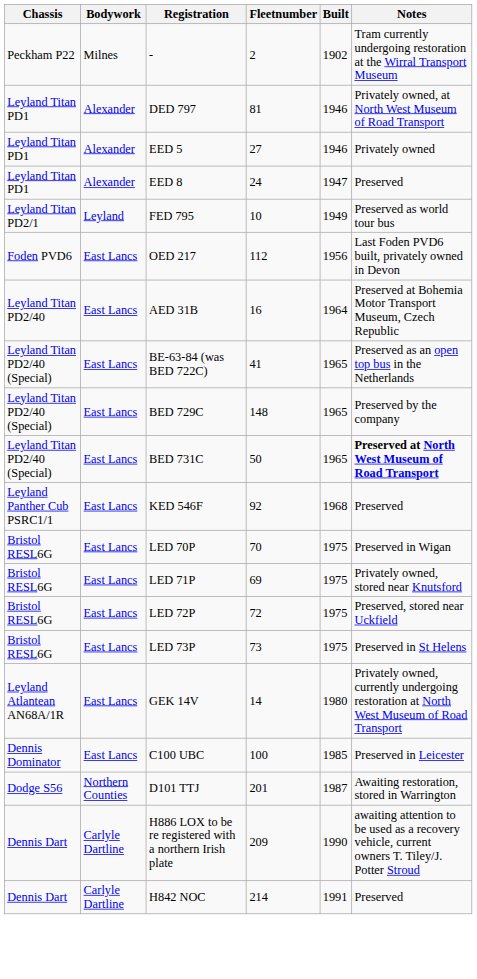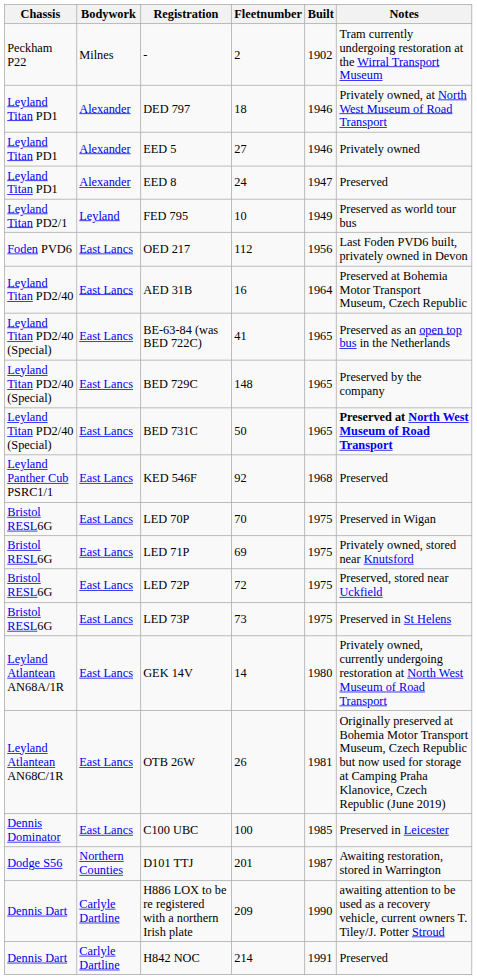(256, 108) 81 -> (240, 108) 18
+ row: (169, 762)
